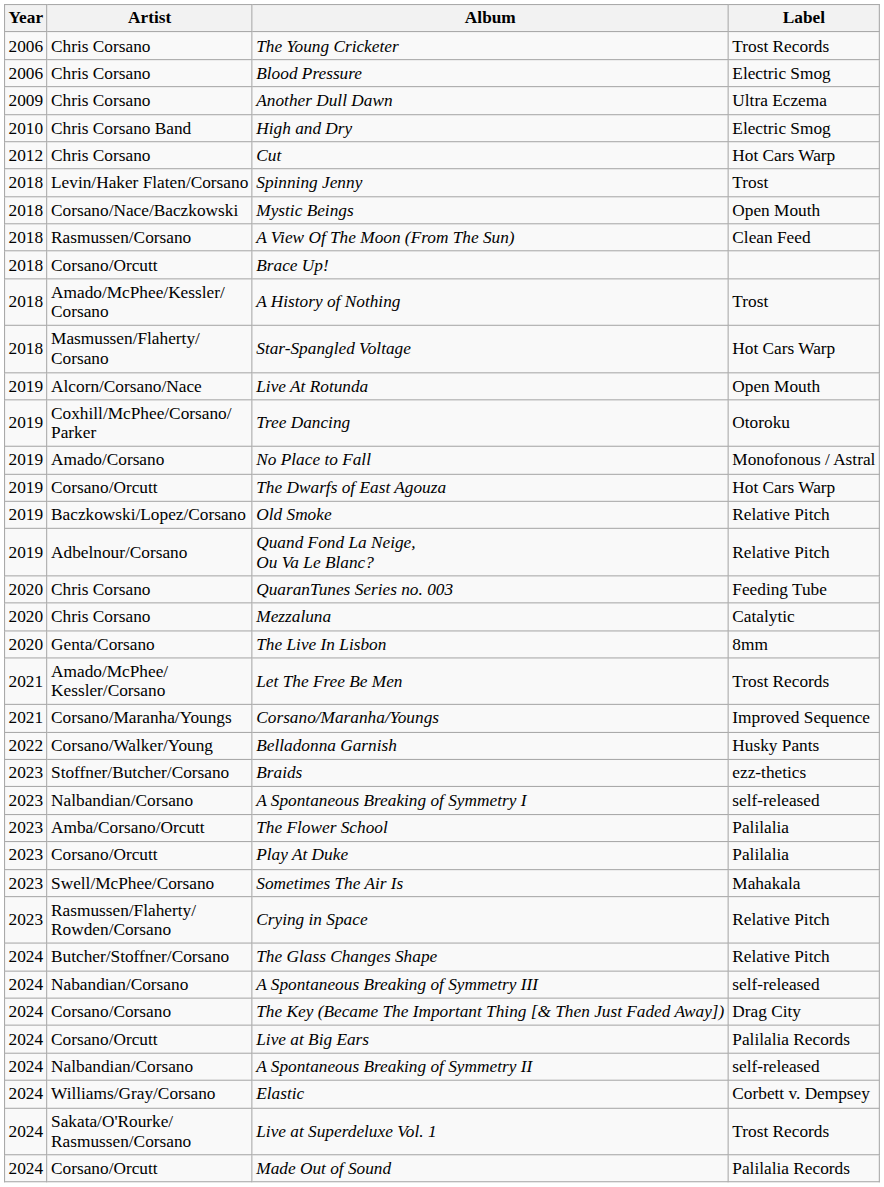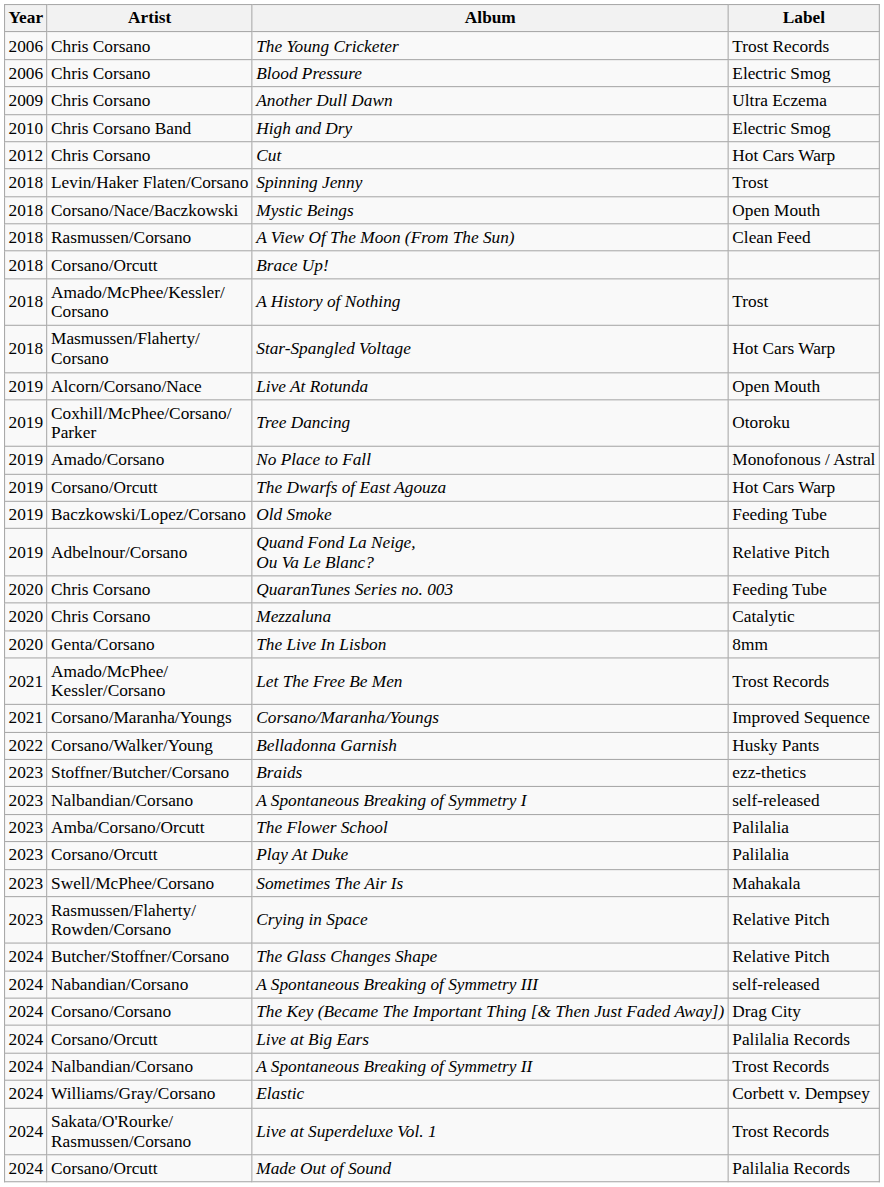(781, 515) Relative Pitch -> (780, 515) Feeding Tube
(776, 1066) self-released -> (781, 1066) Trost Records
